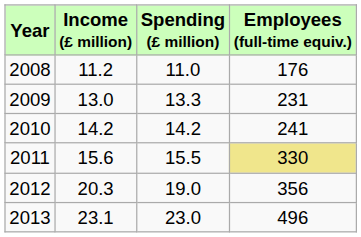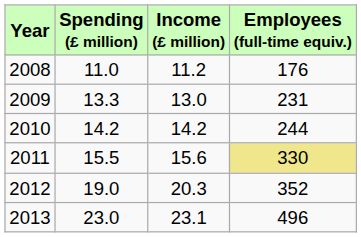columns swapped: (96, 30) <-> (183, 30)
(293, 129) 241 -> (293, 129) 244
(293, 187) 356 -> (293, 187) 352
